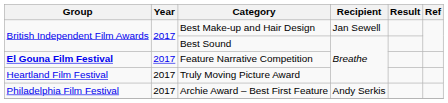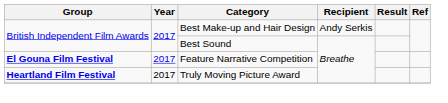(357, 28) Jan Sewell -> (346, 28) Andy Serkis
(57, 75) normal -> (61, 75) bold
- row: (254, 91)
